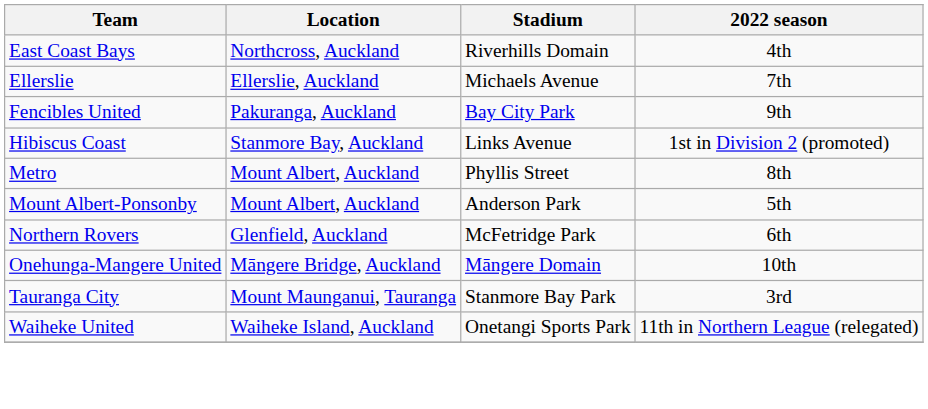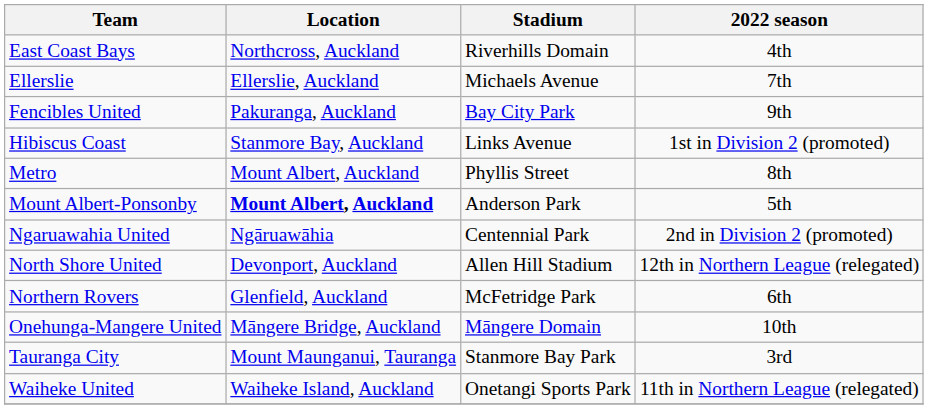(325, 204) normal -> (332, 204) bold
+ row: (89, 234)
+ row: (85, 265)
